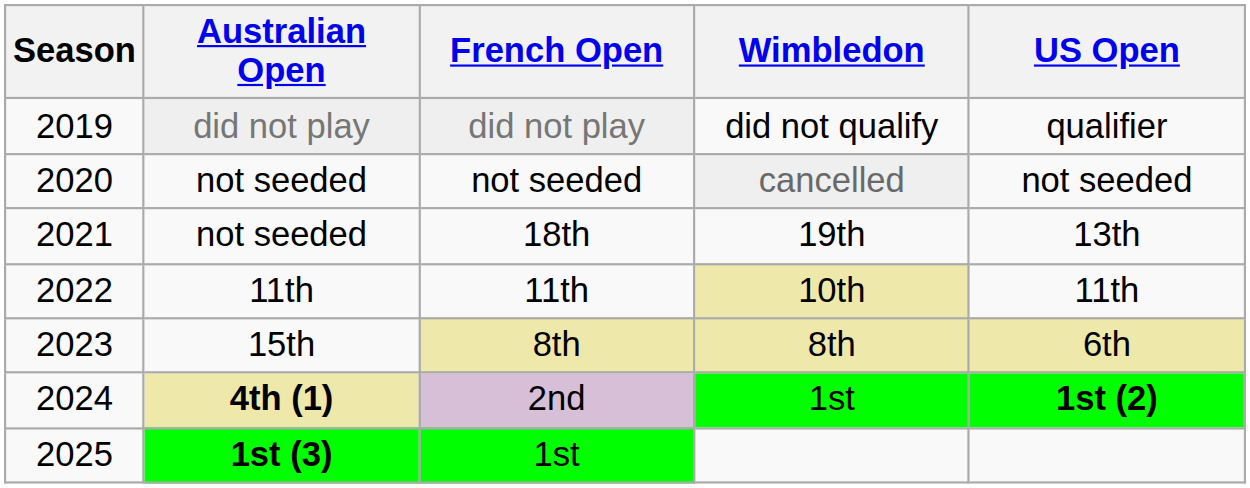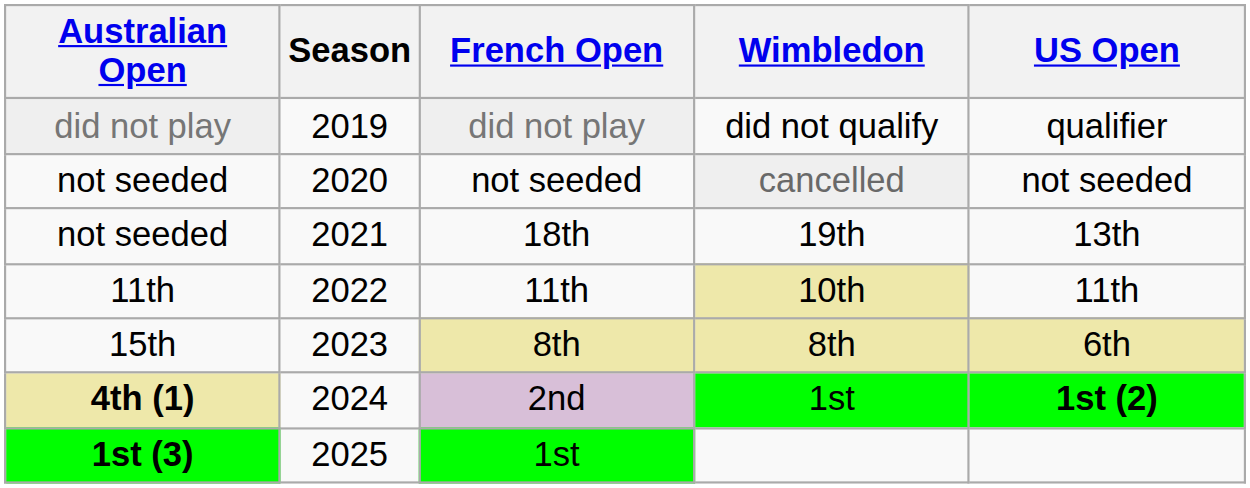columns swapped: (75, 51) <-> (282, 51)
